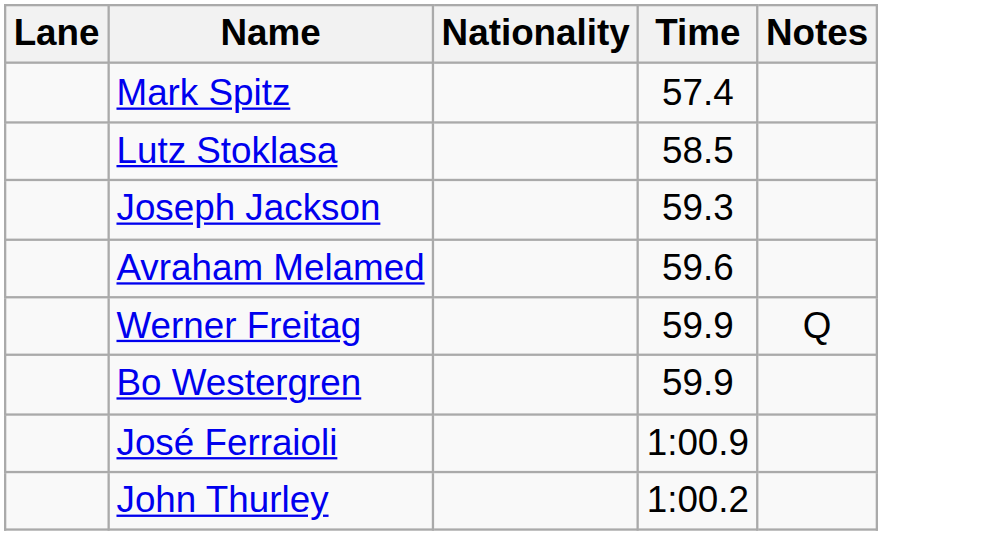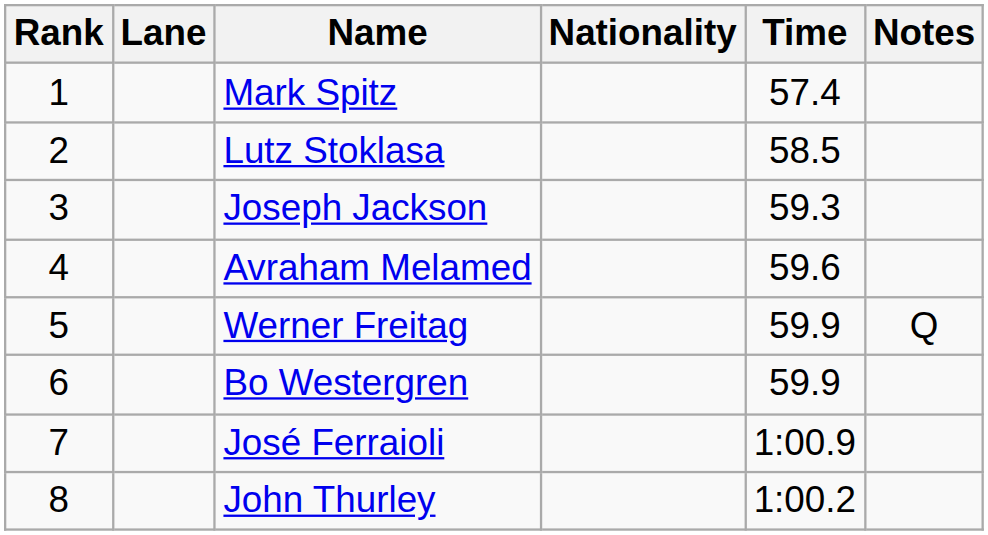+ column: (59, 33)
